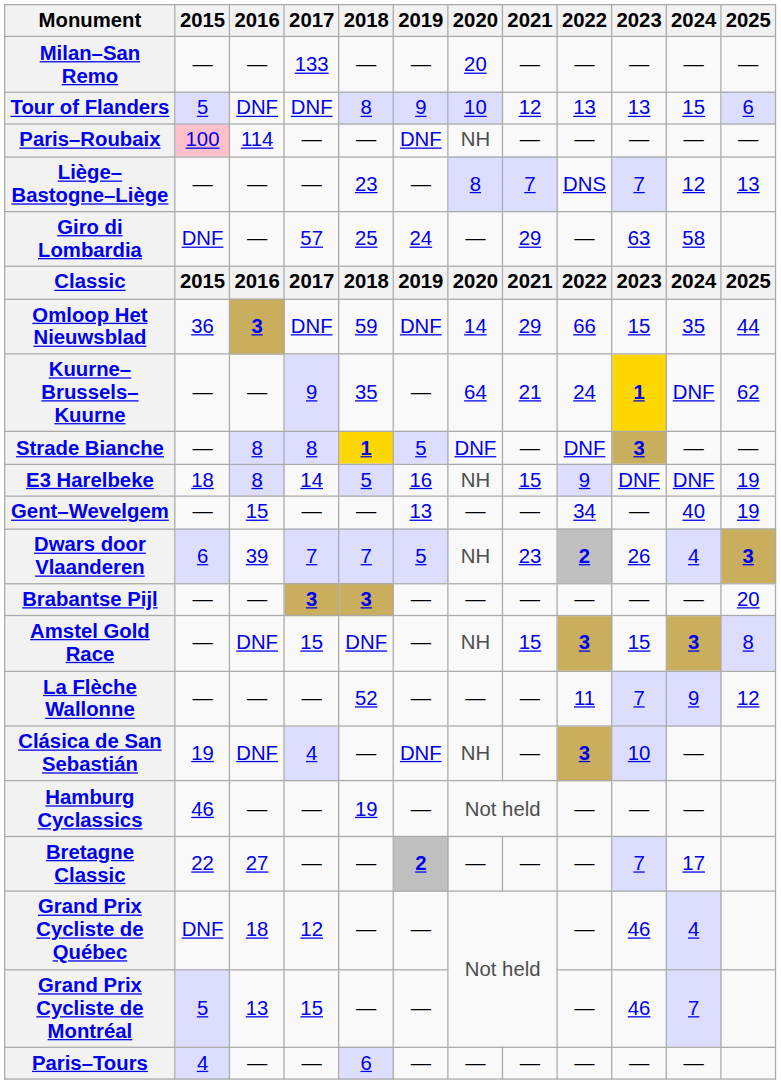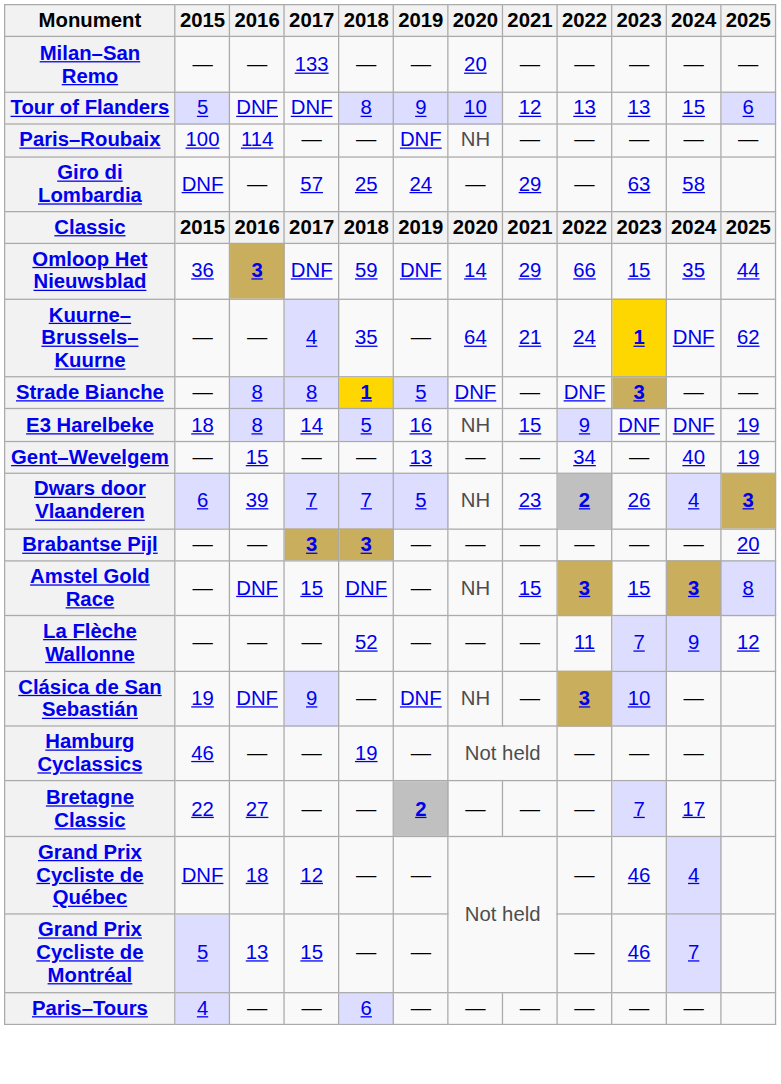(203, 140) pink background -> (203, 140) no background
- row: (90, 183)
(312, 392) 9 -> (312, 337) 4
(312, 753) 4 -> (312, 698) 9
